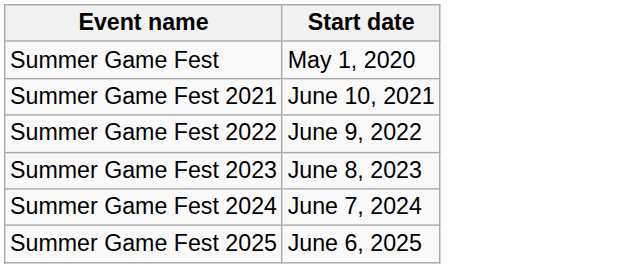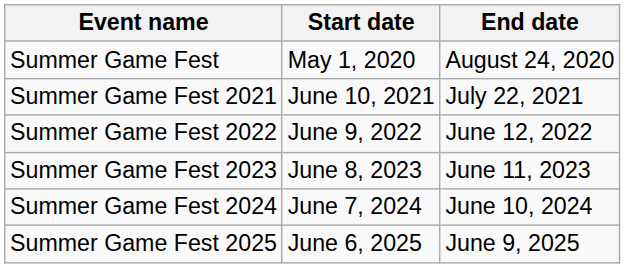+ column: (530, 22)
